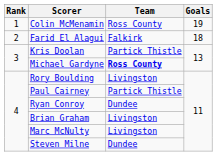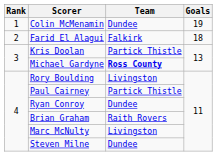(135, 24) Ross County -> (123, 24) Dundee
(132, 118) Livingston -> (137, 118) Raith Rovers
